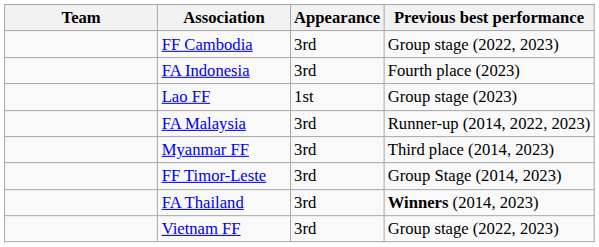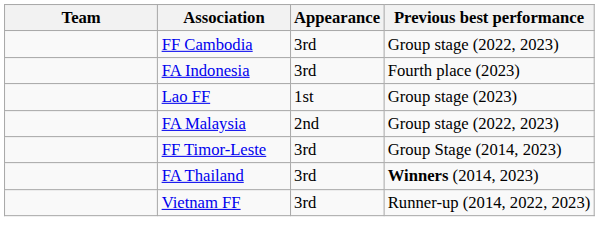(305, 123) 3rd -> (307, 123) 2nd
(489, 123) Runner-up (2014, 2022, 2023) -> (473, 123) Group stage (2022, 2023)
- row: (205, 149)
(473, 228) Group stage (2022, 2023) -> (489, 202) Runner-up (2014, 2022, 2023)
